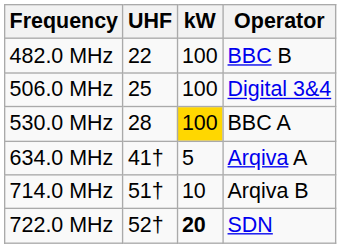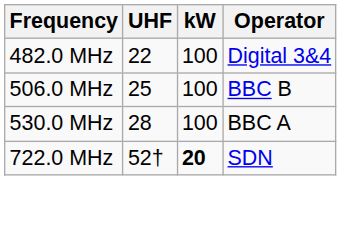(260, 55) BBC B -> (279, 55) Digital 3&4
(279, 89) Digital 3&4 -> (260, 89) BBC B
(200, 123) gold background -> (200, 123) no background
- row: (61, 157)
- row: (61, 191)
